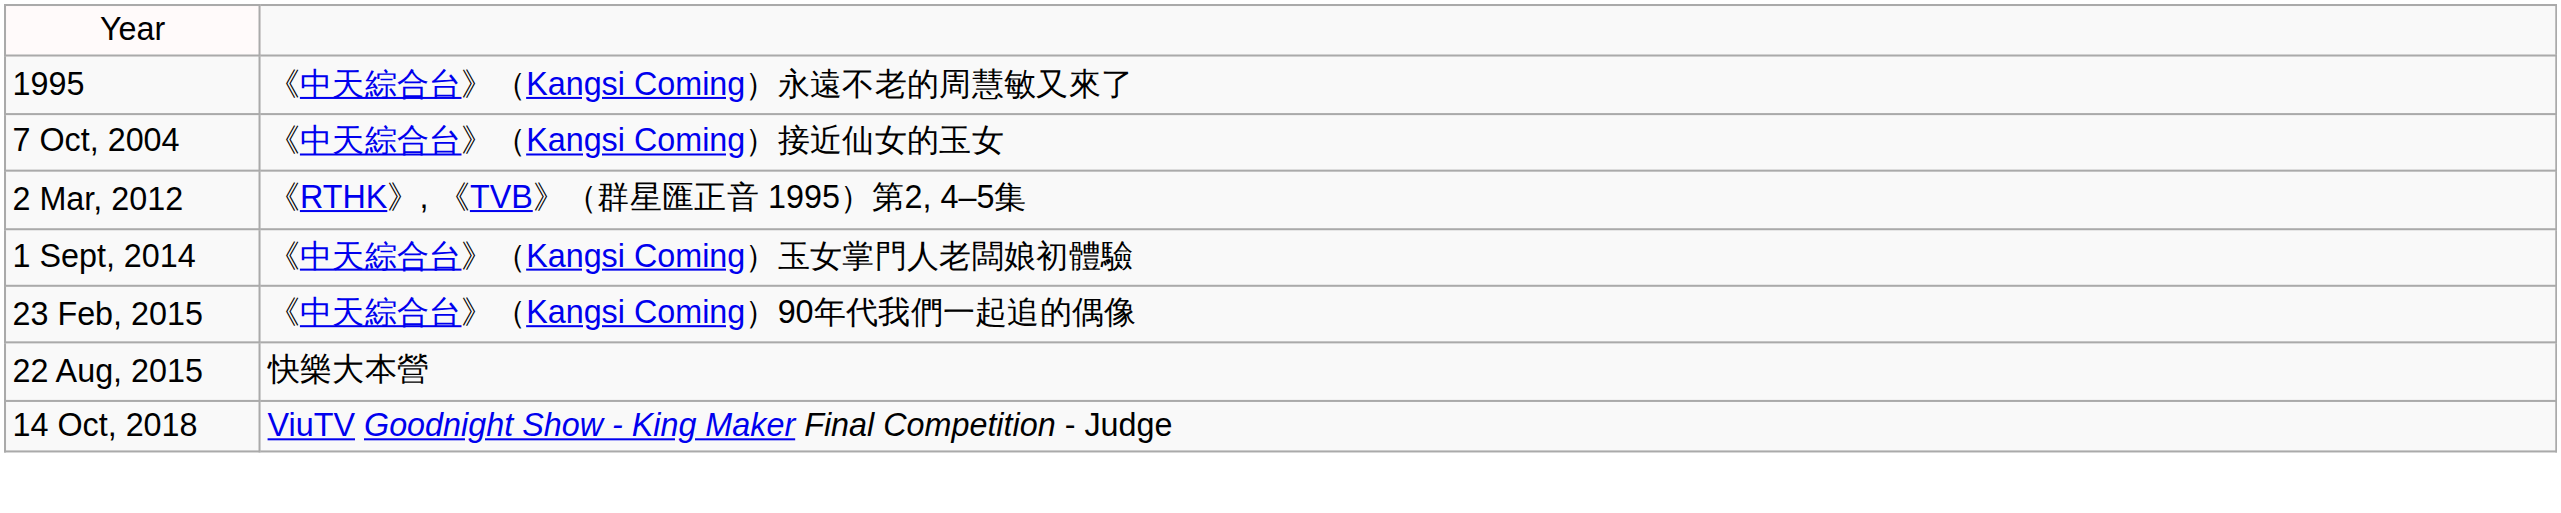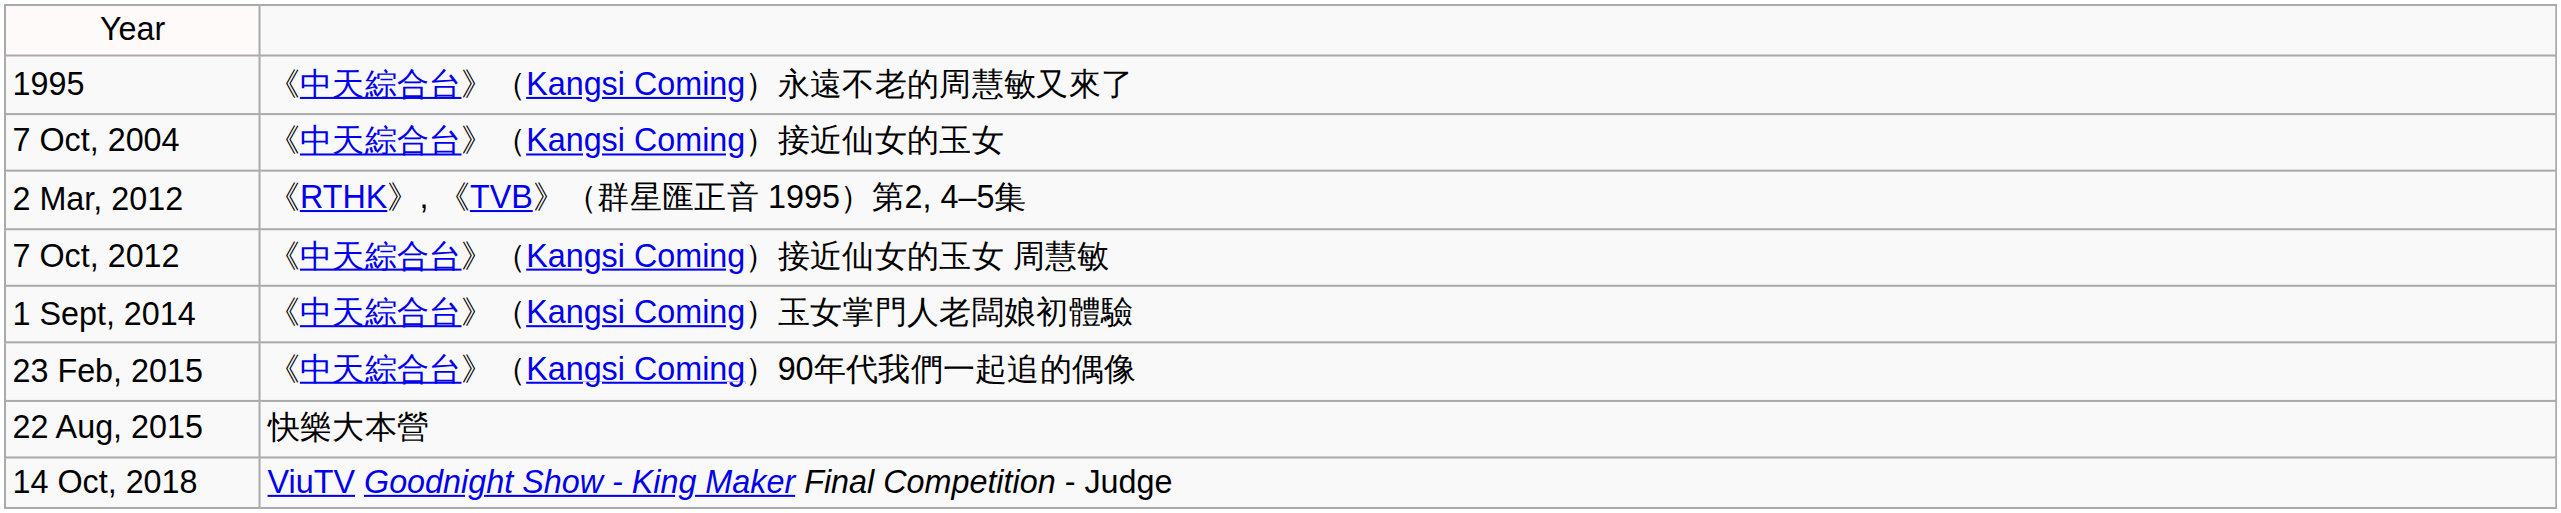+ row: (96, 256)
